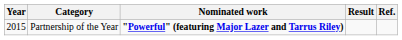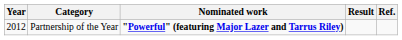(16, 27) 2015 -> (16, 27) 2012
